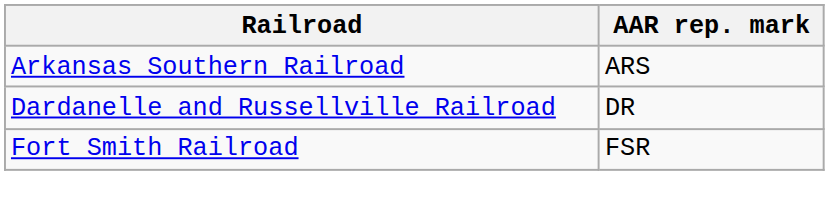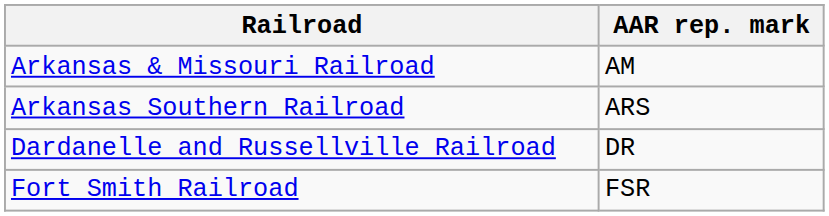+ row: (223, 67)
